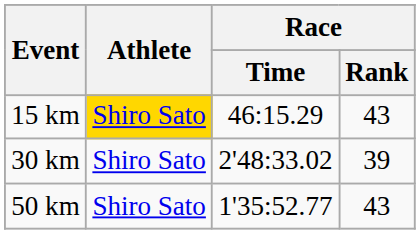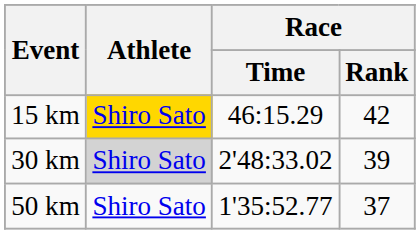(377, 116) 43 -> (377, 116) 42
(149, 161) no background -> (149, 161) lightgrey background
(377, 205) 43 -> (377, 205) 37
